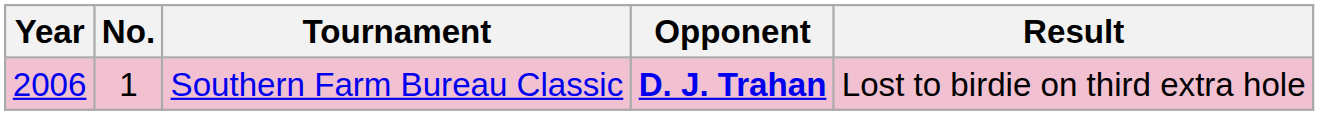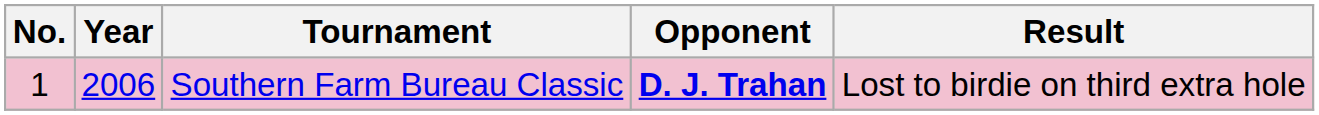columns swapped: (129, 32) <-> (50, 32)
